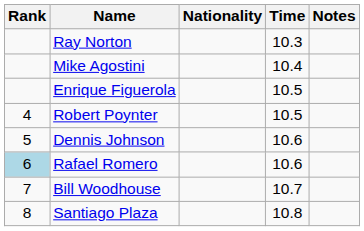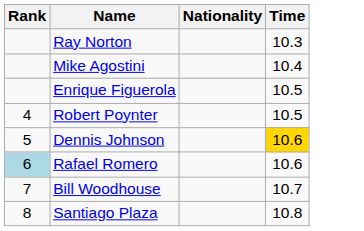- column: (334, 16)
(287, 139) no background -> (287, 139) gold background
